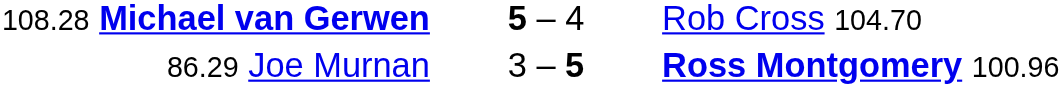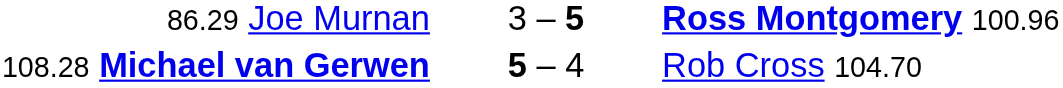rows swapped: (216, 18) <-> (298, 66)
